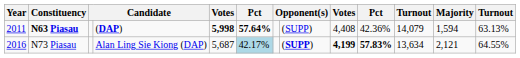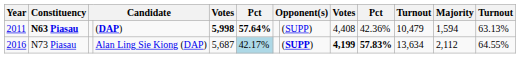(410, 28) 14,079 -> (410, 28) 10,479
(447, 45) 2,121 -> (447, 45) 2,112
